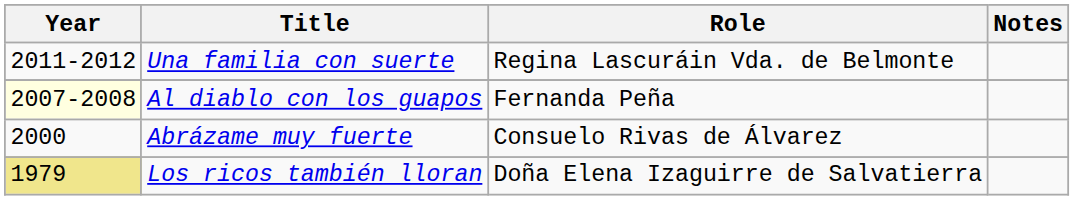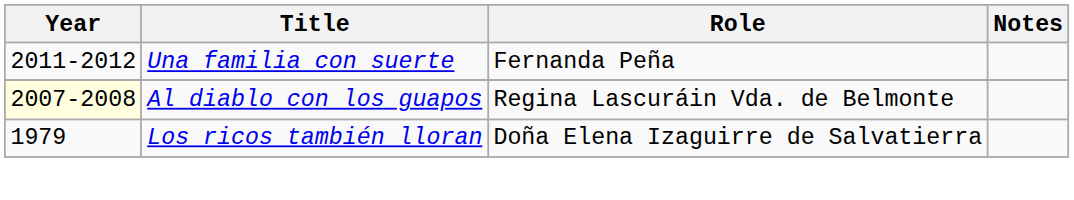(724, 62) Regina Lascuráin Vda. de Belmonte -> (584, 62) Fernanda Peña
(584, 100) Fernanda Peña -> (724, 100) Regina Lascuráin Vda. de Belmonte
- row: (280, 138)
(38, 176) khaki background -> (38, 138) no background
